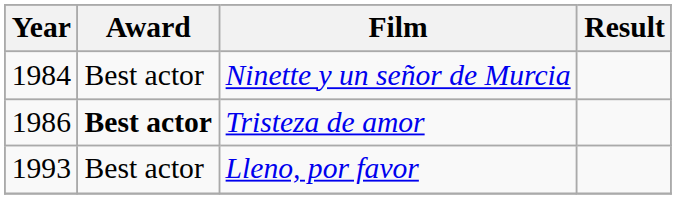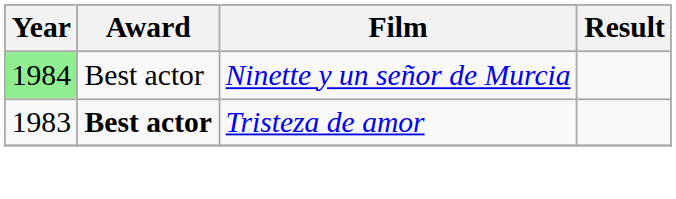(41, 74) no background -> (41, 74) lightgreen background
(41, 121) 1986 -> (41, 121) 1983
- row: (322, 168)
